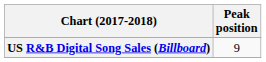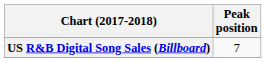(237, 47) 9 -> (237, 47) 7
